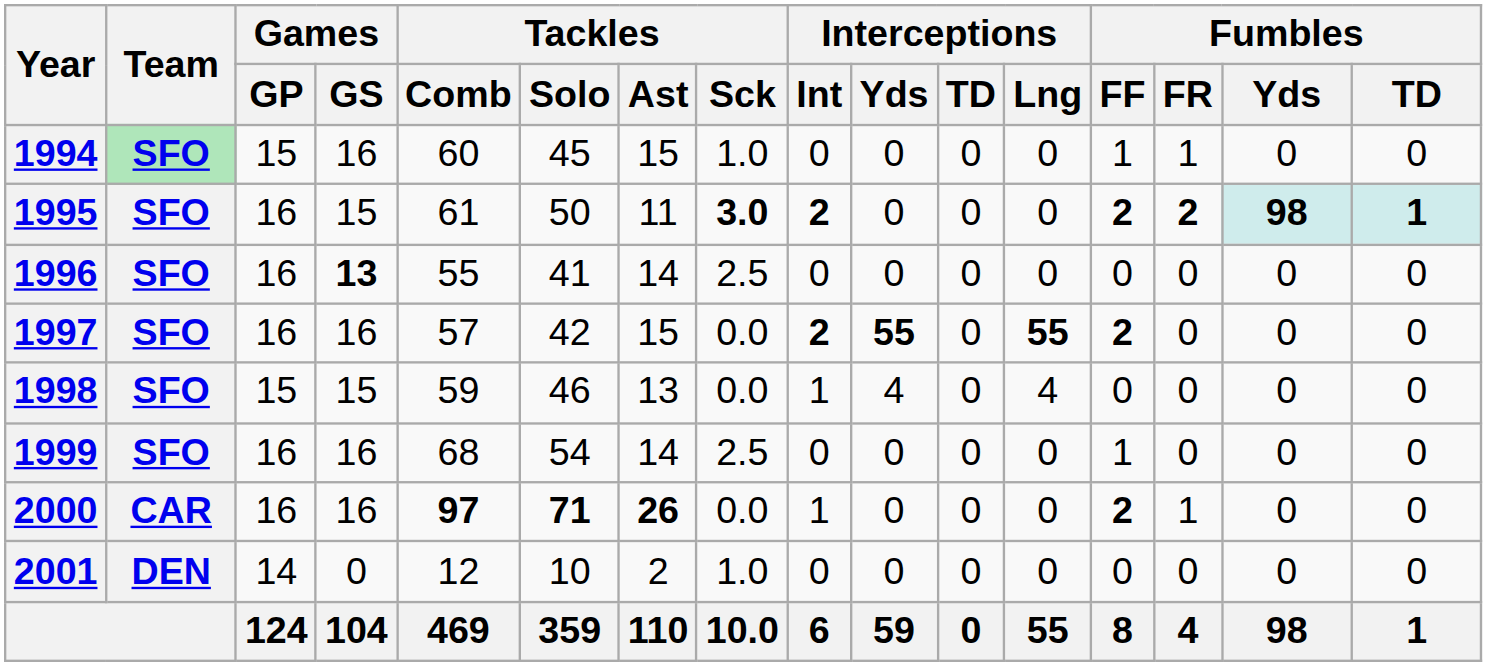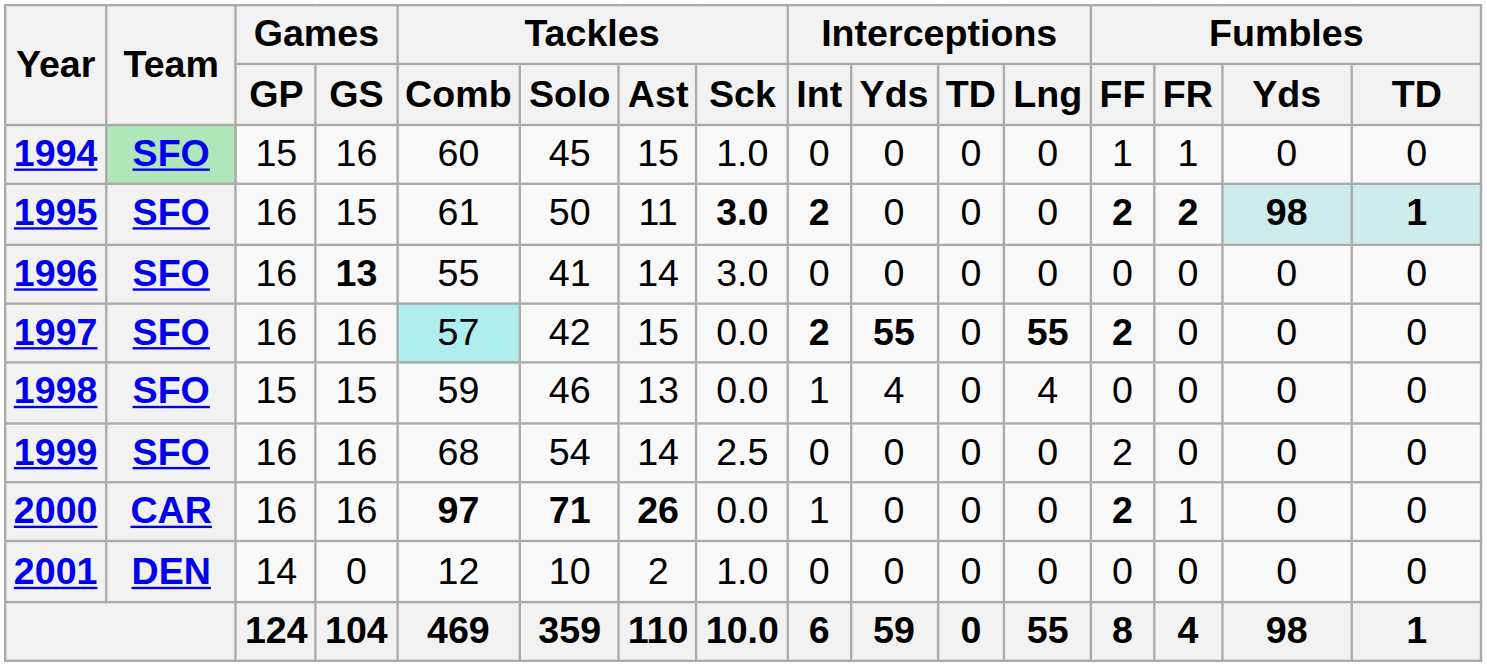(742, 272) 2.5 -> (742, 272) 3.0
(458, 332) no background -> (458, 332) paleturquoise background
(1122, 451) 1 -> (1122, 451) 2
